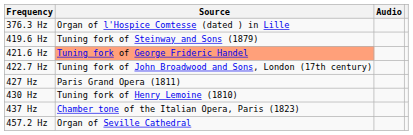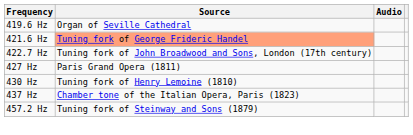- row: (27, 25)
(158, 39) Tuning fork of Steinway and Sons (1879) -> (124, 25) Organ of Seville Cathedral
(124, 123) Organ of Seville Cathedral -> (158, 109) Tuning fork of Steinway and Sons (1879)
